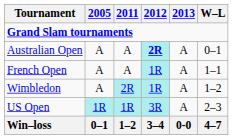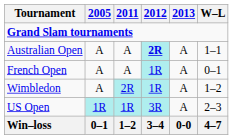(213, 50) 0–1 -> (213, 50) 1–1
(213, 69) 1–1 -> (213, 69) 0–1
